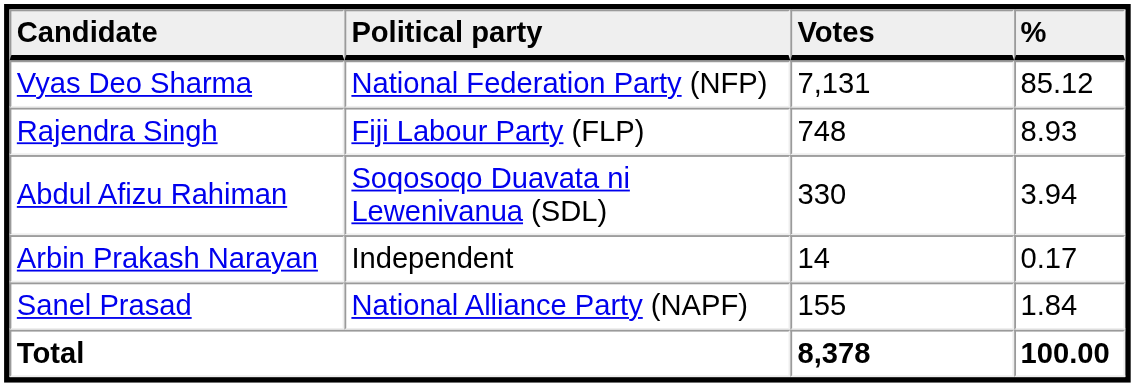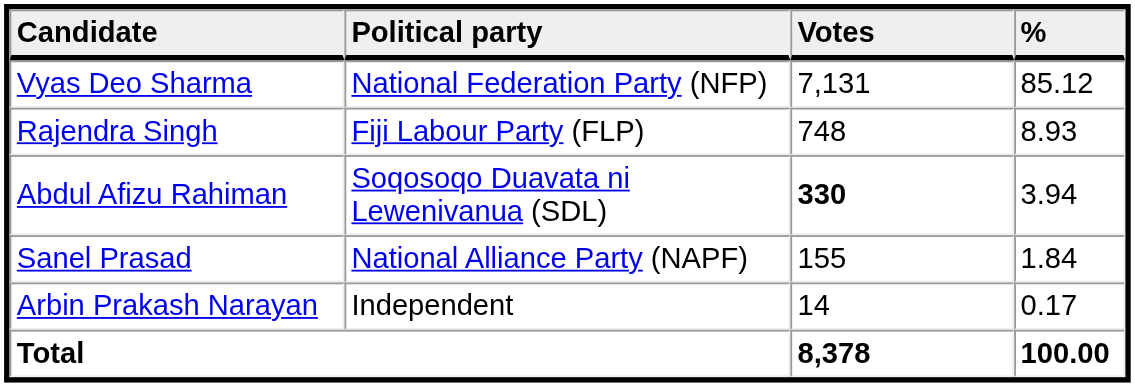(822, 194) normal -> (822, 194) bold
rows swapped: (104, 305) <-> (167, 258)
